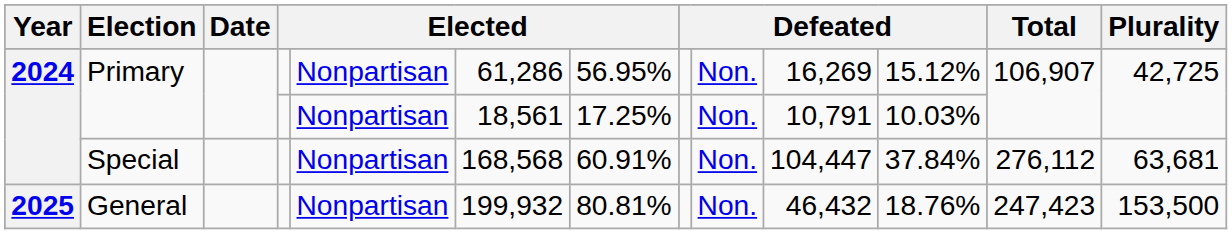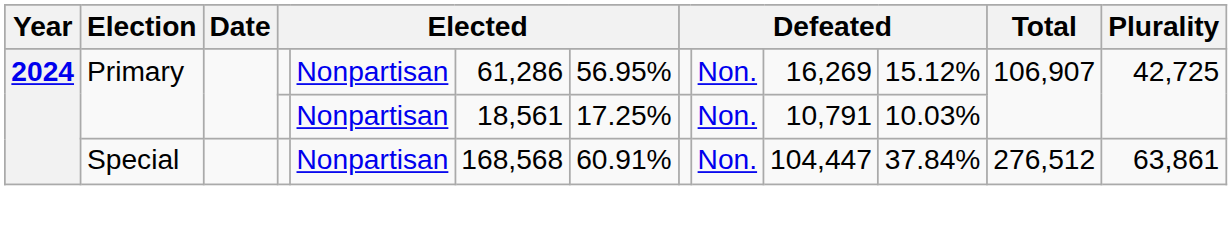(1045, 160) 276,112 -> (1044, 160) 276,512
(1176, 160) 63,681 -> (1176, 160) 63,861
- row: (43, 205)
